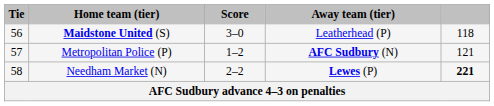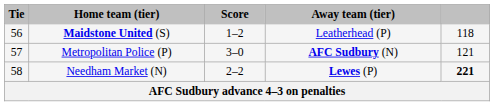(235, 33) 3–0 -> (235, 33) 1–2
(235, 52) 1–2 -> (235, 52) 3–0
